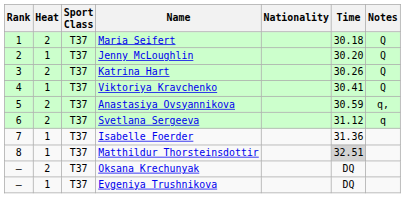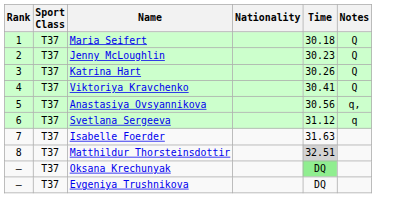- column: (47, 18)
(348, 56) 30.20 -> (320, 56) 30.23
(348, 104) 30.59 -> (320, 104) 30.56
(348, 137) 31.36 -> (320, 137) 31.63
(348, 169) no background -> (320, 169) lightgreen background
